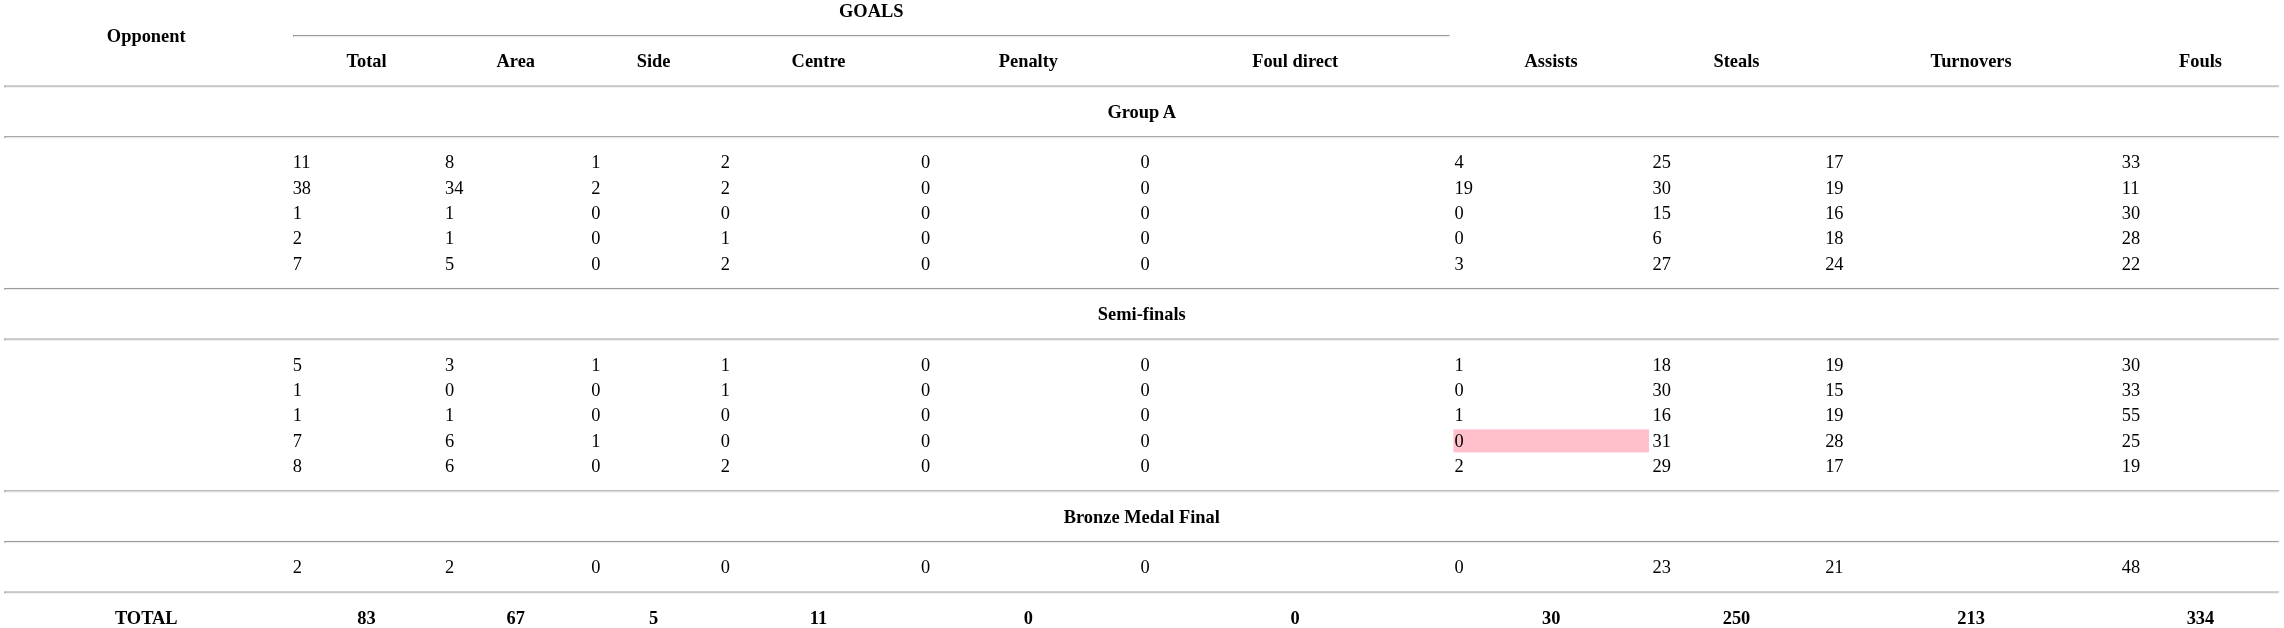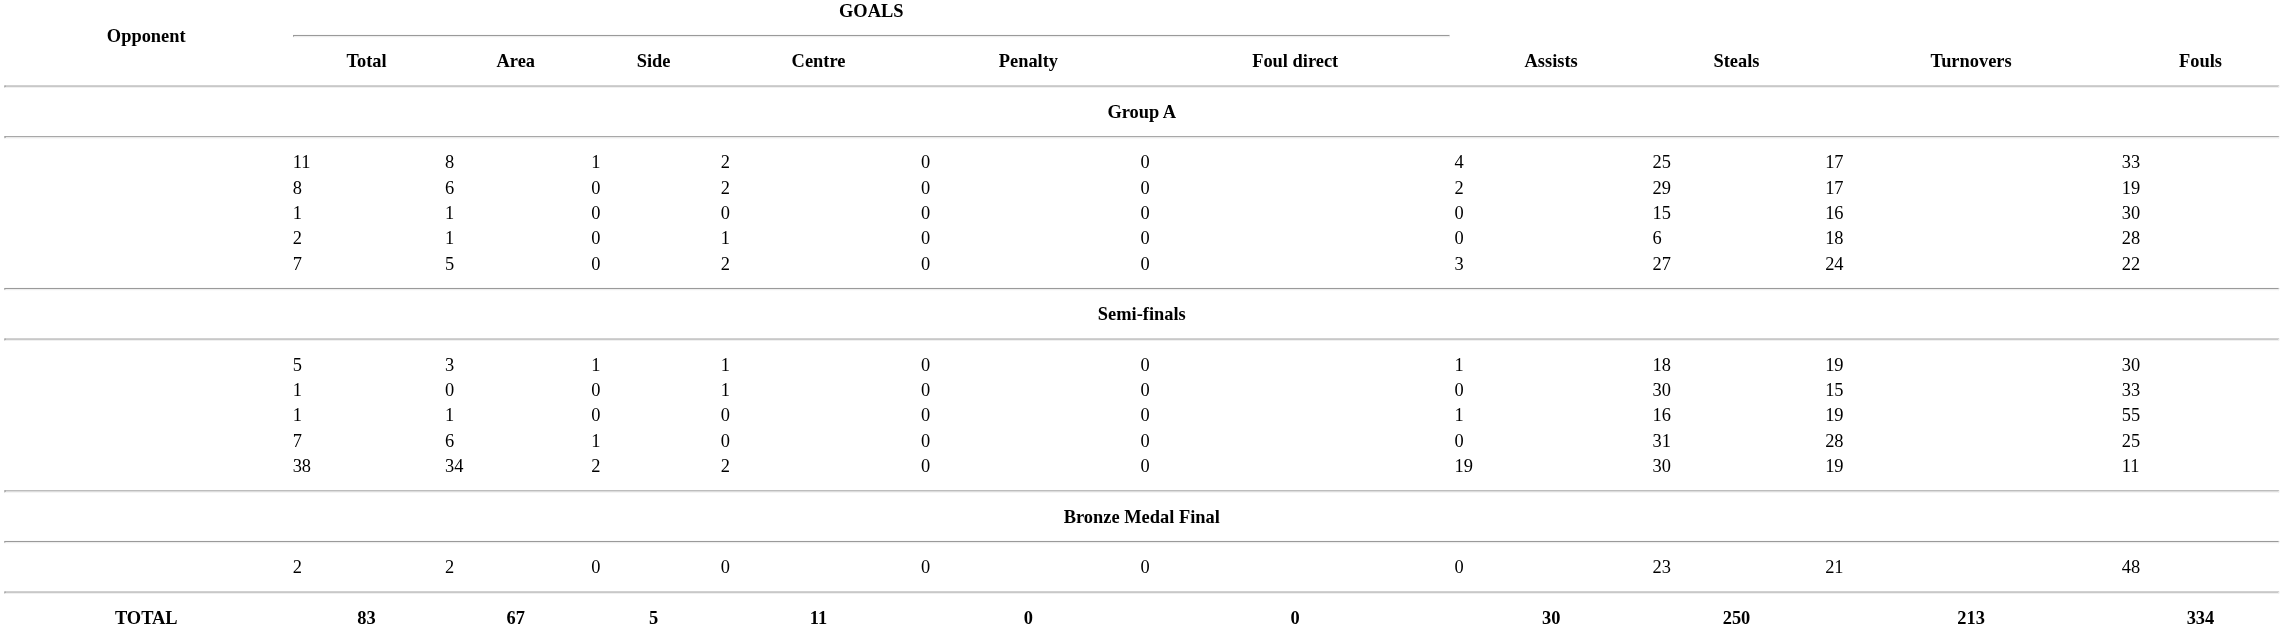rows swapped: (302, 187) <-> (297, 466)
(1459, 440) pink background -> (1459, 440) no background
